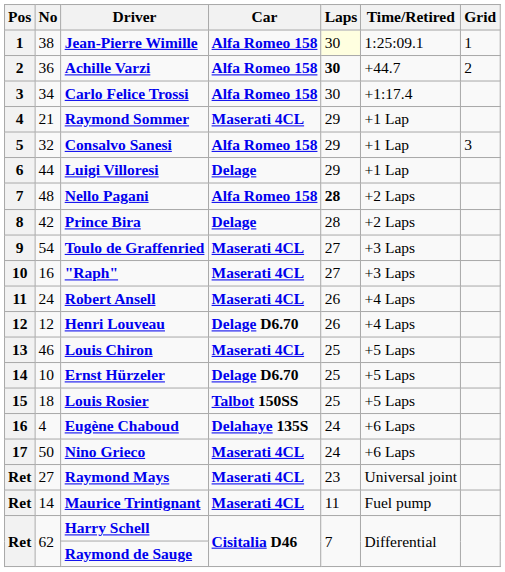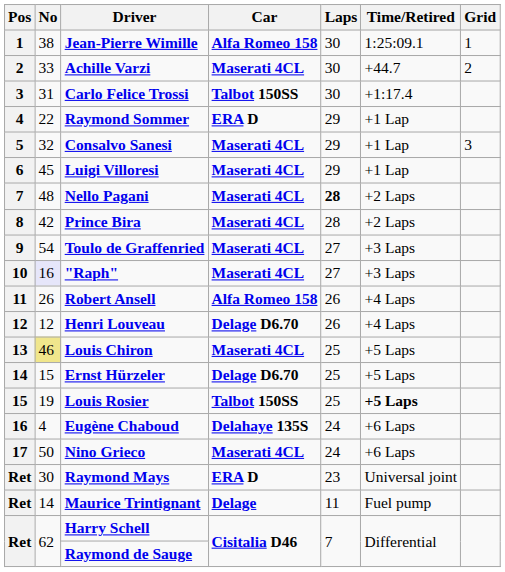(332, 43) lightyellow background -> (332, 43) no background
(46, 68) 36 -> (46, 68) 33
(265, 68) Alfa Romeo 158 -> (258, 68) Maserati 4CL
(332, 68) bold -> (332, 68) normal
(46, 94) 34 -> (46, 94) 31
(265, 94) Alfa Romeo 158 -> (255, 94) Talbot 150SS
(46, 119) 21 -> (46, 119) 22
(258, 119) Maserati 4CL -> (235, 119) ERA D
(265, 145) Alfa Romeo 158 -> (258, 145) Maserati 4CL
(46, 170) 44 -> (46, 170) 45
(234, 170) Delage -> (258, 170) Maserati 4CL
(265, 196) Alfa Romeo 158 -> (258, 196) Maserati 4CL
(234, 221) Delage -> (258, 221) Maserati 4CL
(46, 273) no background -> (46, 273) lavender background
(46, 298) 24 -> (46, 298) 26
(258, 298) Maserati 4CL -> (265, 298) Alfa Romeo 158
(46, 349) no background -> (46, 349) khaki background
(46, 375) 10 -> (46, 375) 15
(46, 400) 18 -> (46, 400) 19
(390, 400) normal -> (391, 400) bold
(46, 477) 27 -> (46, 477) 30
(258, 477) Maserati 4CL -> (235, 477) ERA D
(258, 503) Maserati 4CL -> (234, 503) Delage
